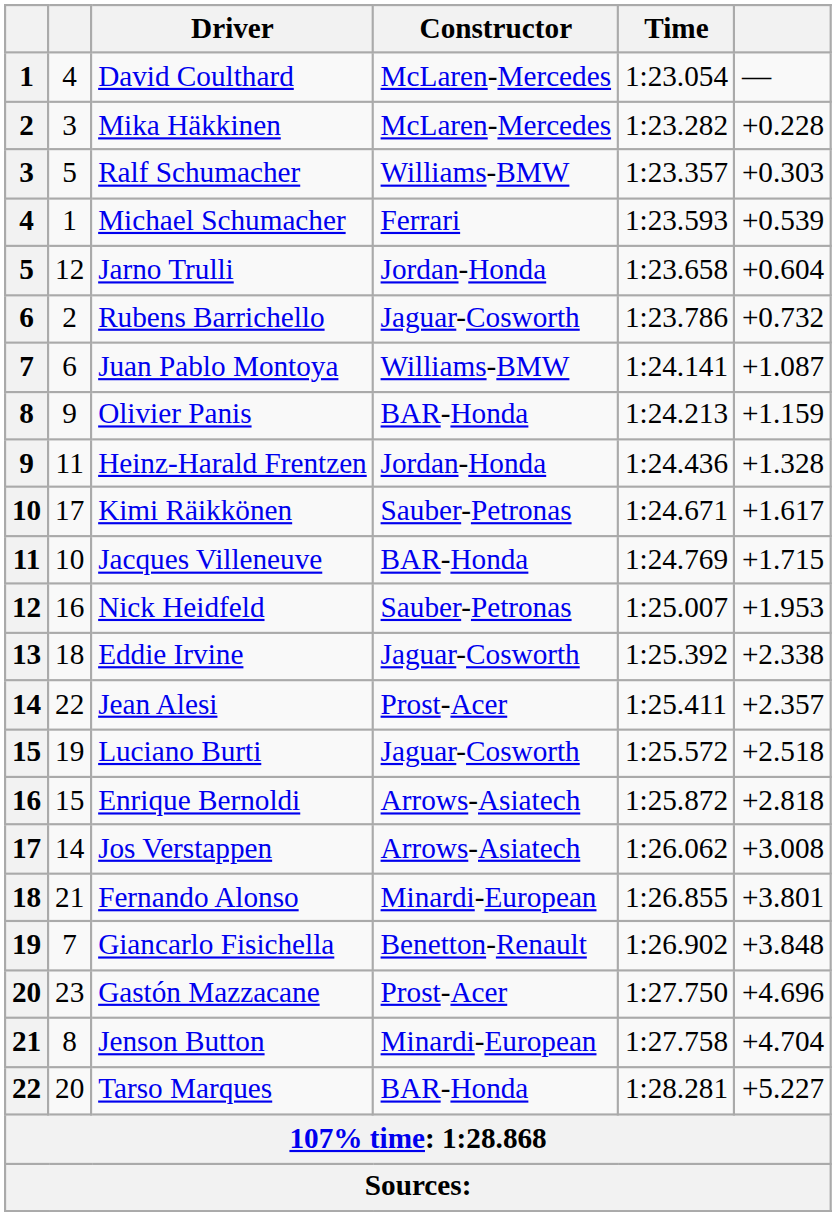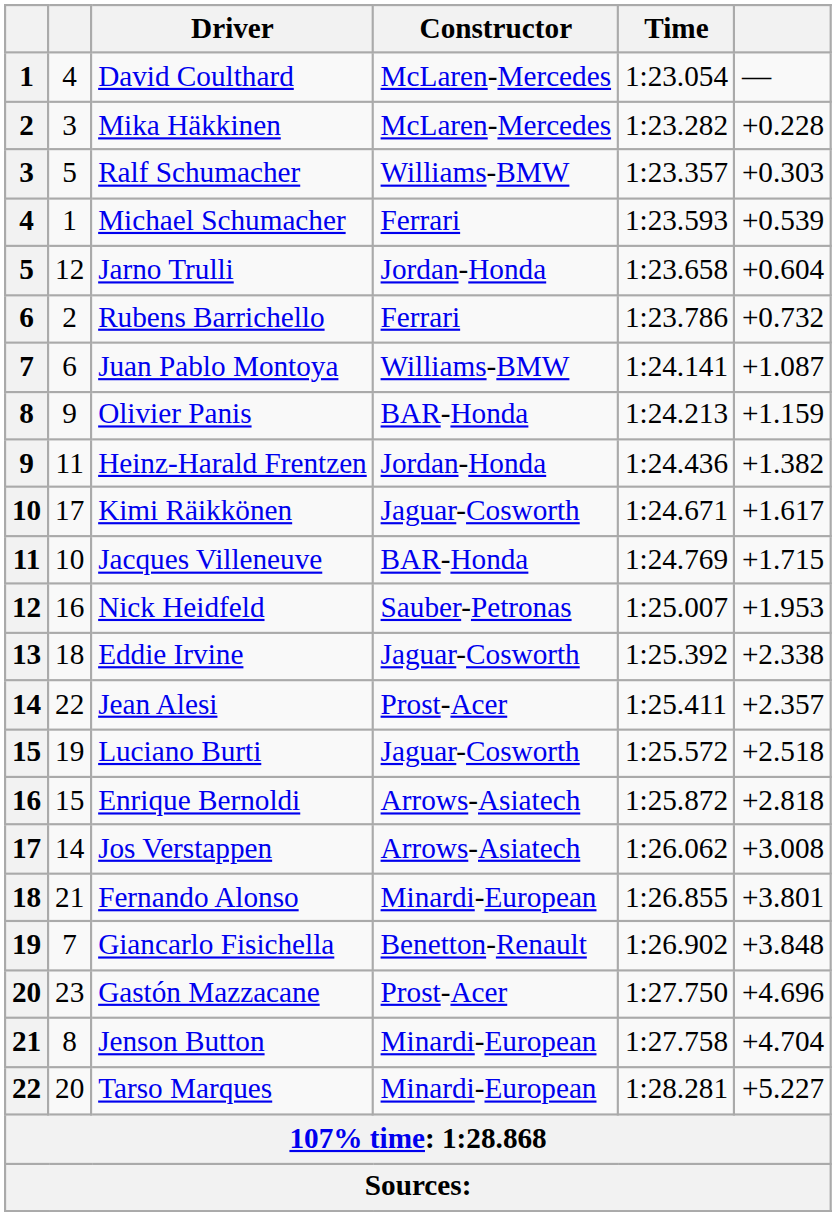(480, 317) Jaguar-Cosworth -> (420, 317) Ferrari
(783, 462) +1.328 -> (783, 462) +1.382
(476, 510) Sauber-Petronas -> (480, 510) Jaguar-Cosworth
(454, 1089) BAR-Honda -> (489, 1089) Minardi-European
